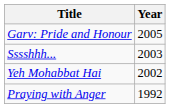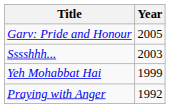(150, 73) 2002 -> (150, 73) 1999
